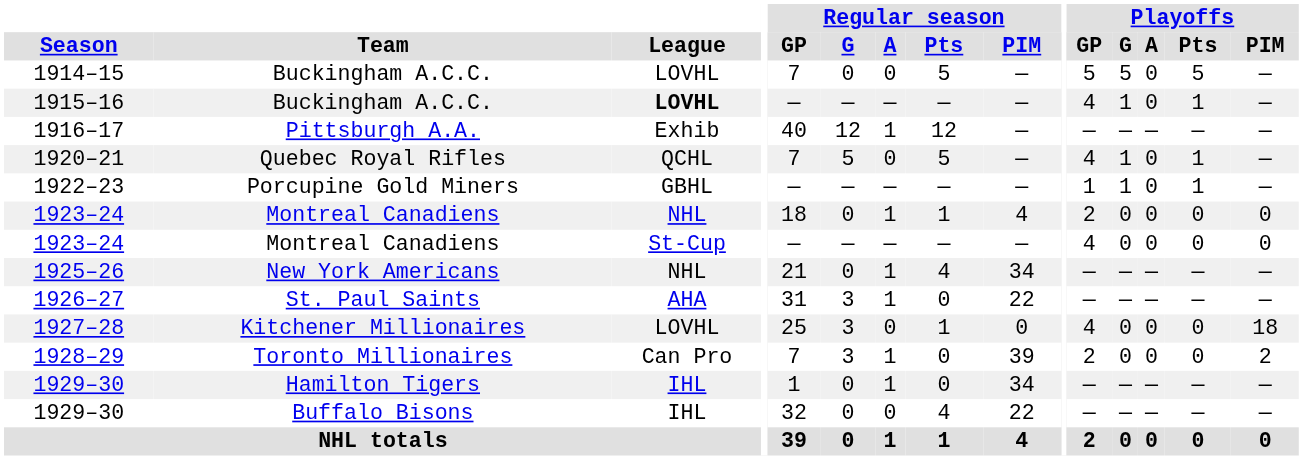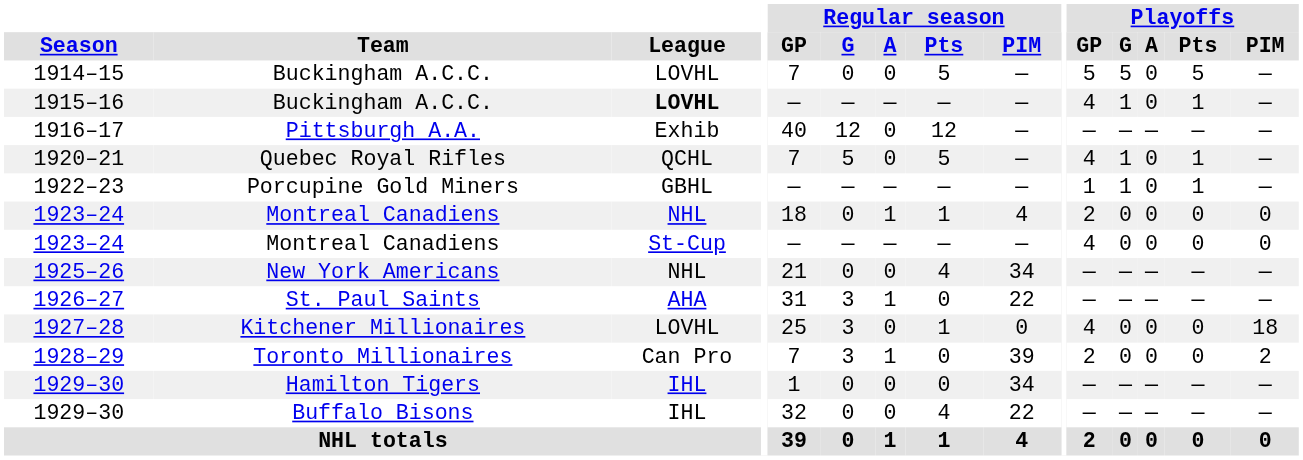(890, 131) 1 -> (890, 131) 0
(890, 272) 1 -> (890, 272) 0
(890, 385) 1 -> (890, 385) 0
